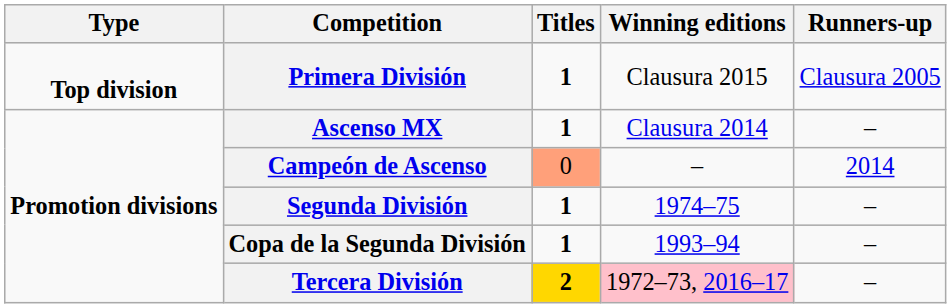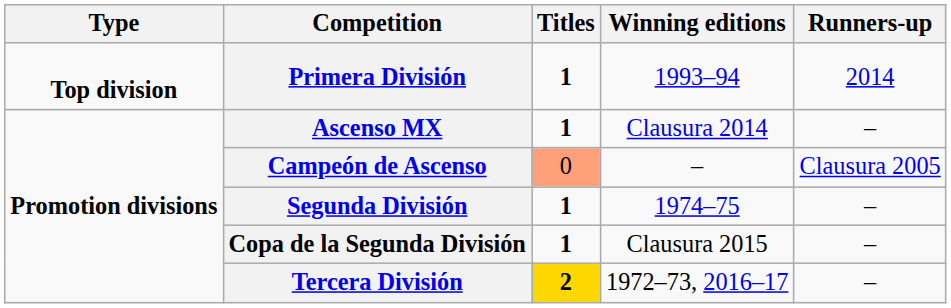(697, 76) Clausura 2015 -> (697, 76) 1993–94
(870, 76) Clausura 2005 -> (870, 76) 2014
(870, 166) 2014 -> (870, 166) Clausura 2005
(697, 243) 1993–94 -> (697, 243) Clausura 2015
(697, 282) pink background -> (697, 282) no background
